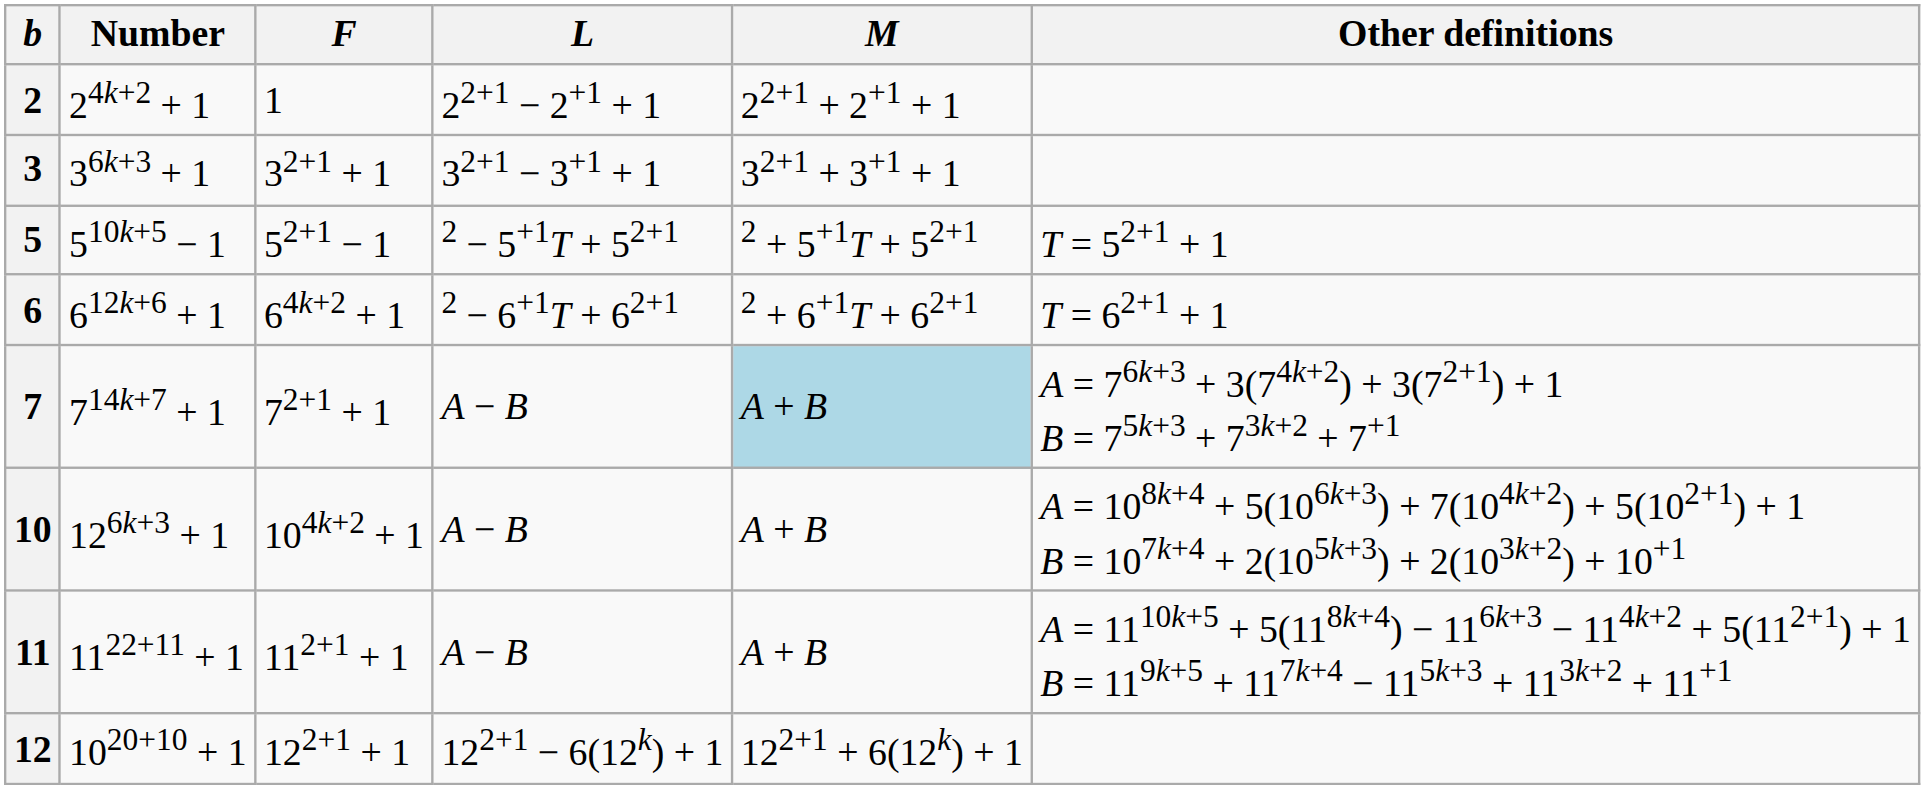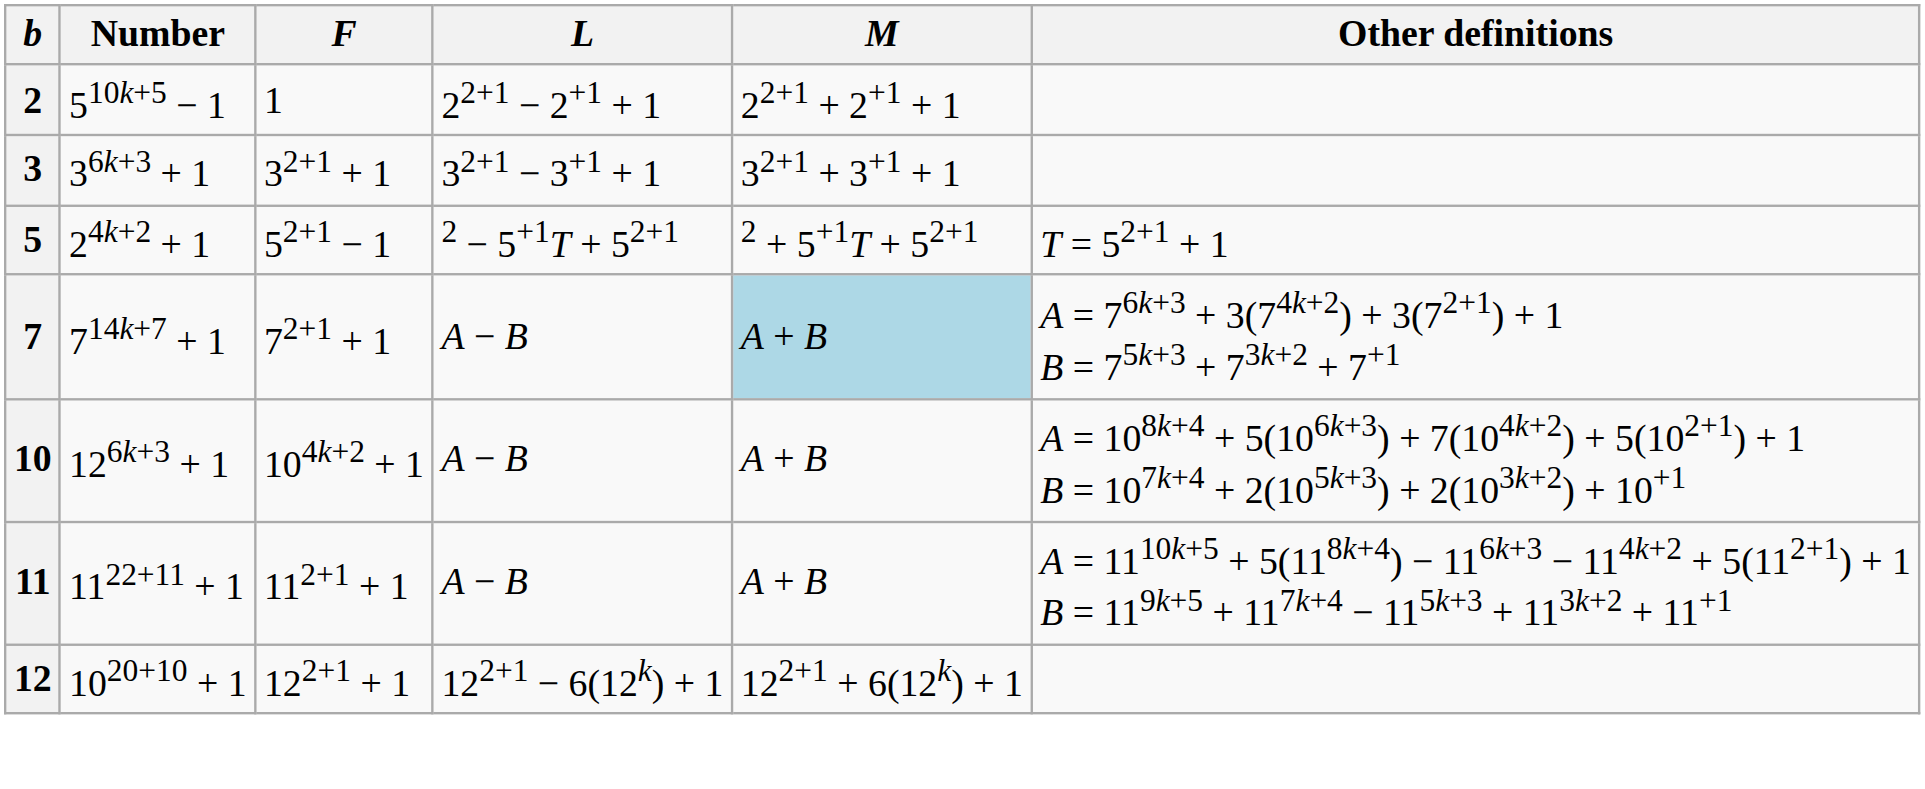(140, 99) 24k+2 + 1 -> (147, 99) 510k+5 − 1
(147, 239) 510k+5 − 1 -> (140, 239) 24k+2 + 1
- row: (33, 309)
